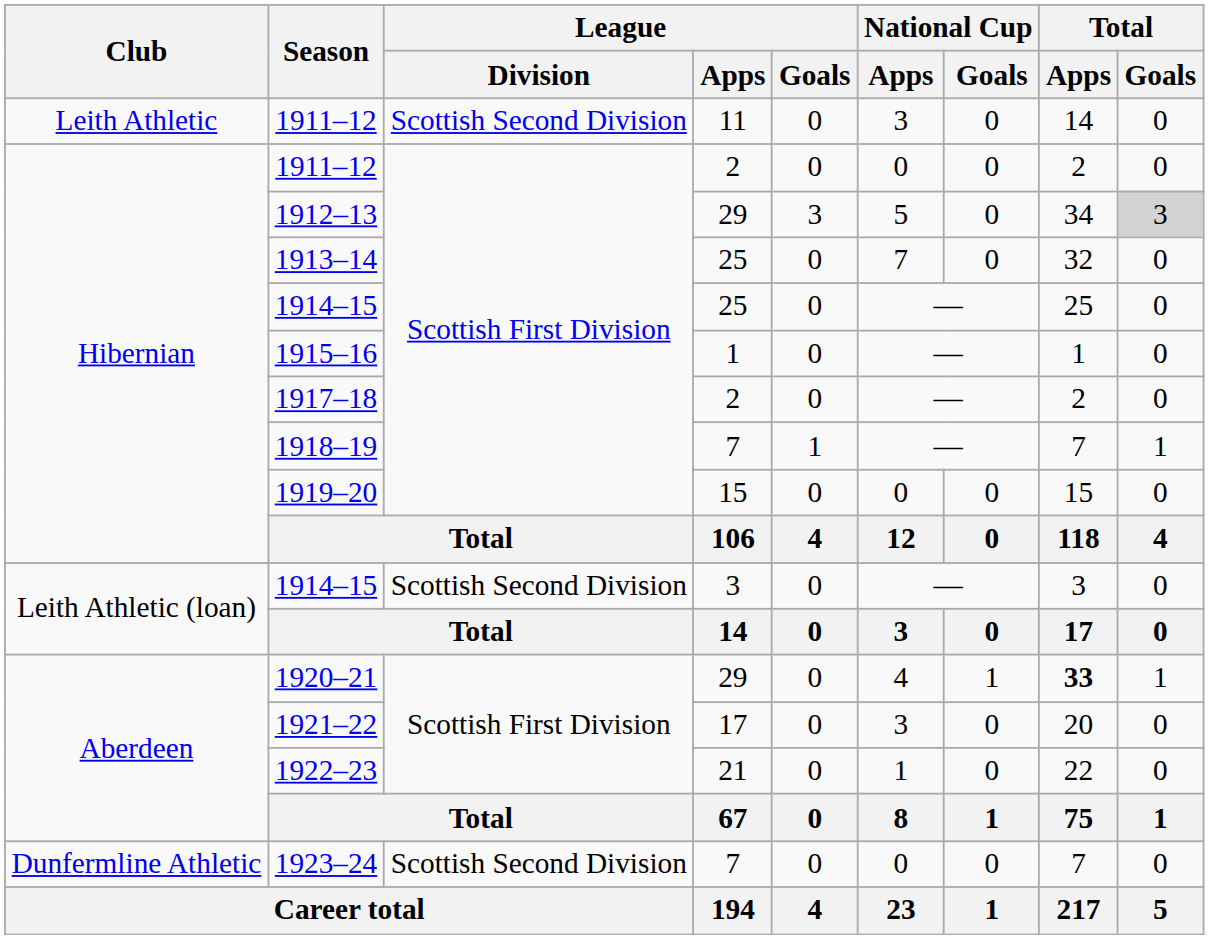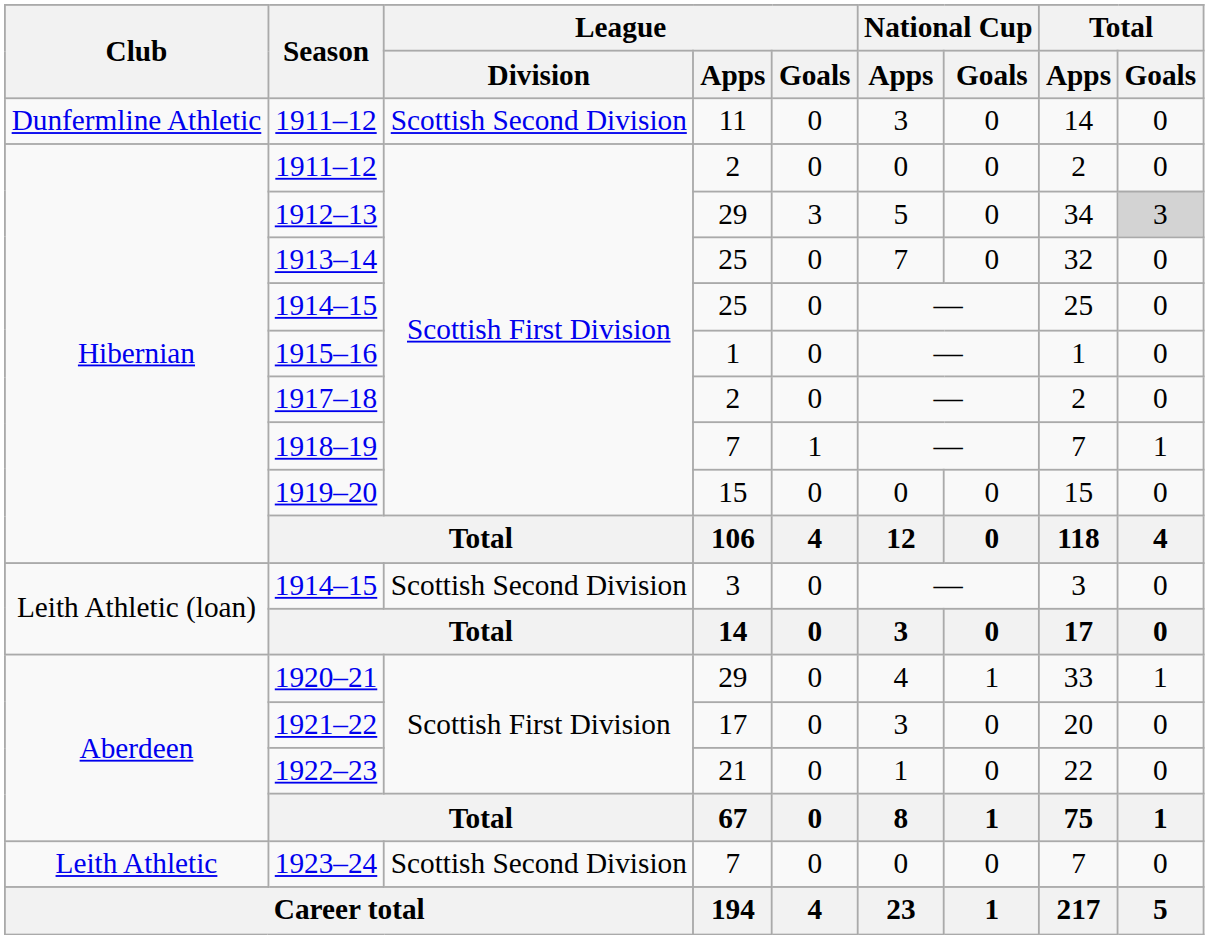(136, 120) Leith Athletic -> (136, 120) Dunfermline Athletic
(1078, 677) bold -> (1078, 677) normal
(136, 863) Dunfermline Athletic -> (136, 863) Leith Athletic
